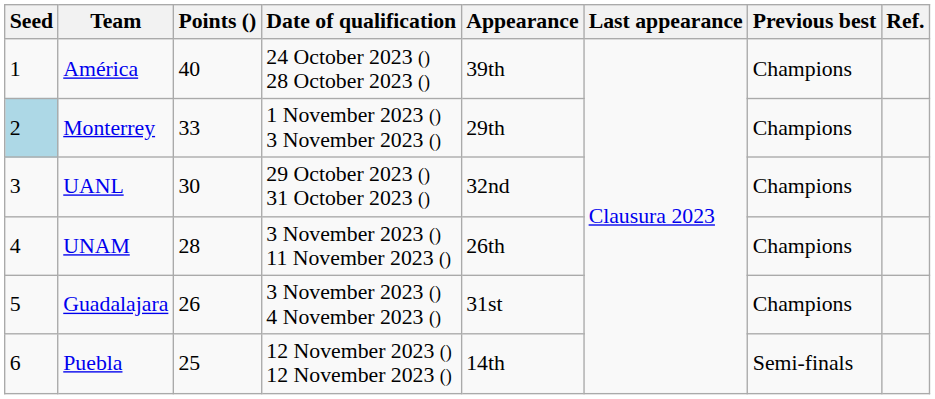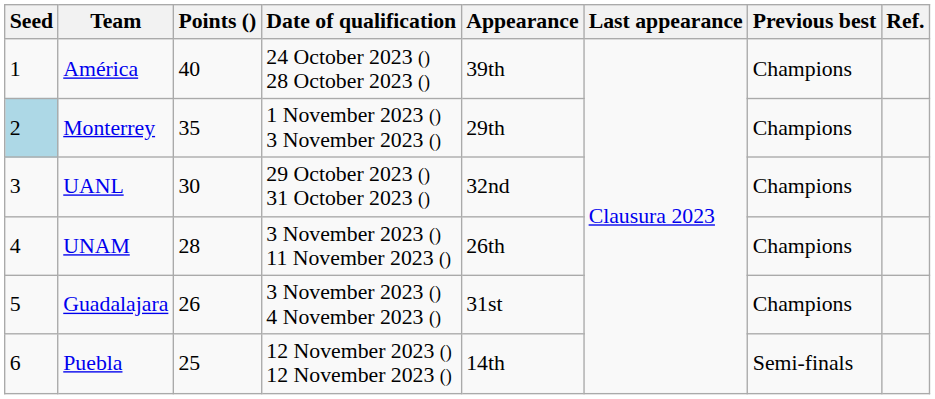(189, 127) 33 -> (189, 127) 35
